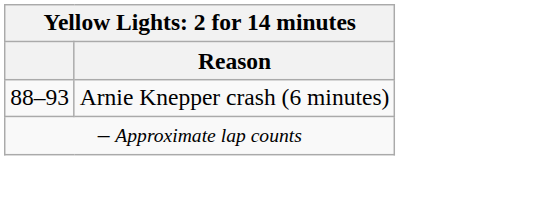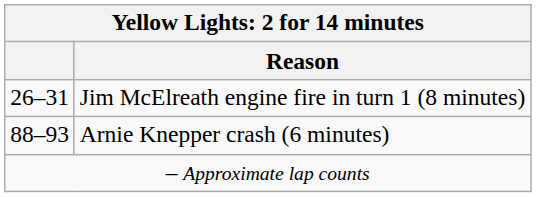+ row: (303, 97)
